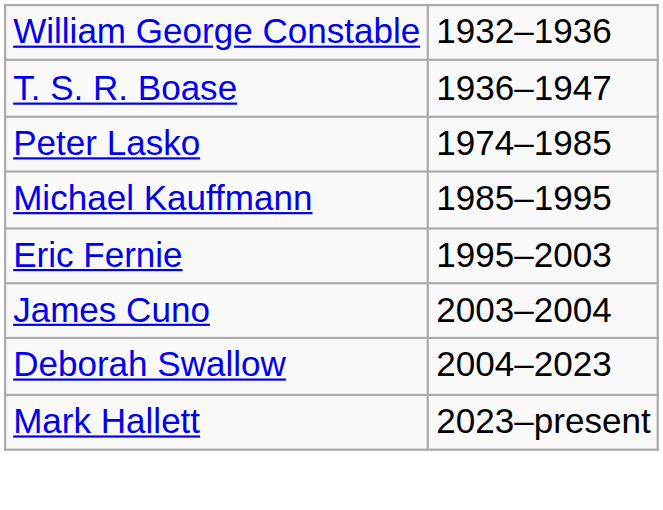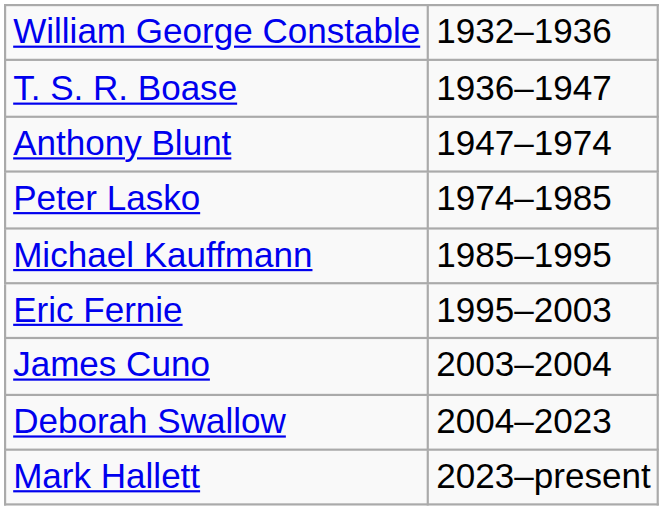+ row: (122, 143)
